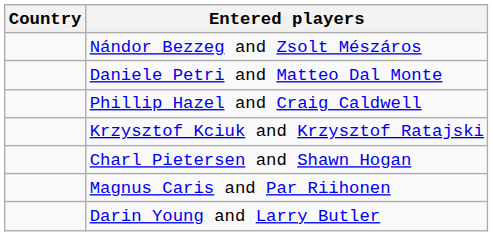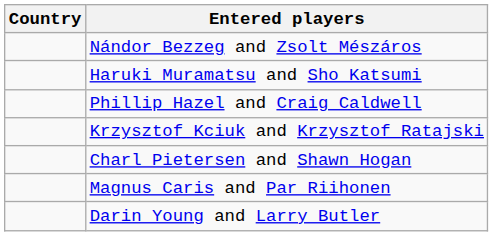- row: (266, 75)
+ row: (256, 75)
